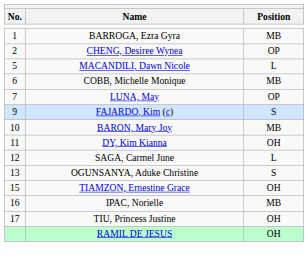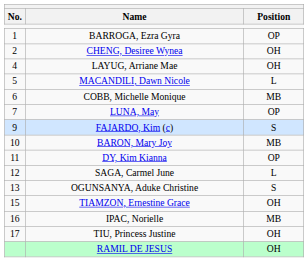(274, 36) MB -> (274, 36) OP
(274, 51) OP -> (274, 51) OH
+ row: (15, 66)
(274, 142) OH -> (274, 157) OP
